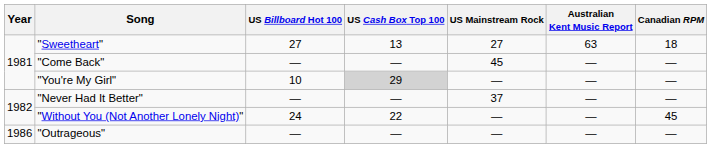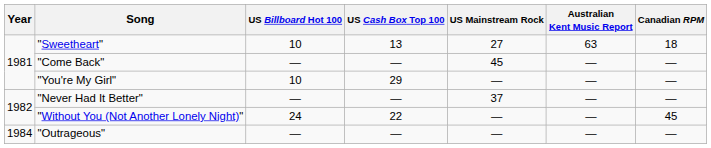(295, 44) 27 -> (295, 44) 10
(396, 80) lightgrey background -> (396, 80) no background
(20, 134) 1986 -> (20, 134) 1984
